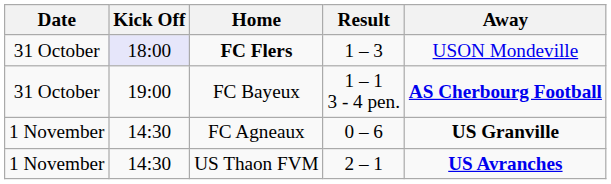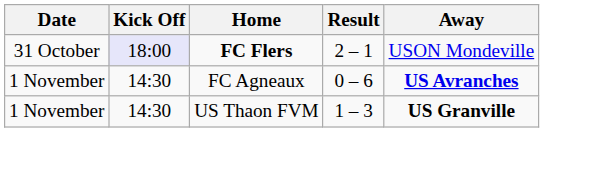(364, 50) 1 – 3 -> (354, 50) 2 – 1
- row: (256, 91)
(505, 132) US Granville -> (461, 80) US Avranches
(364, 163) 2 – 1 -> (354, 111) 1 – 3
(505, 163) US Avranches -> (461, 111) US Granville
